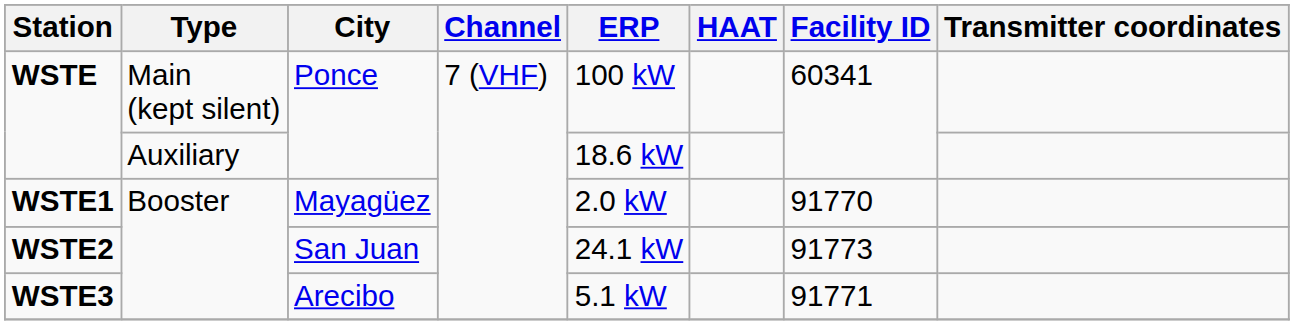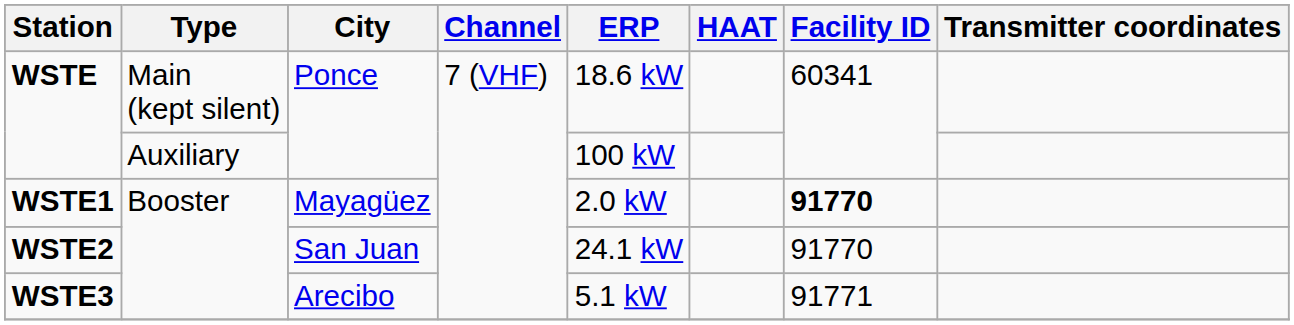(625, 74) 100 kW -> (629, 74) 18.6 kW
(629, 155) 18.6 kW -> (625, 155) 100 kW
(832, 202) normal -> (832, 202) bold
(832, 249) 91773 -> (832, 249) 91770
